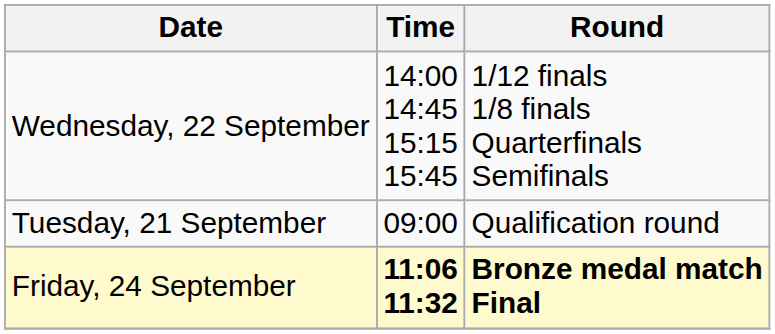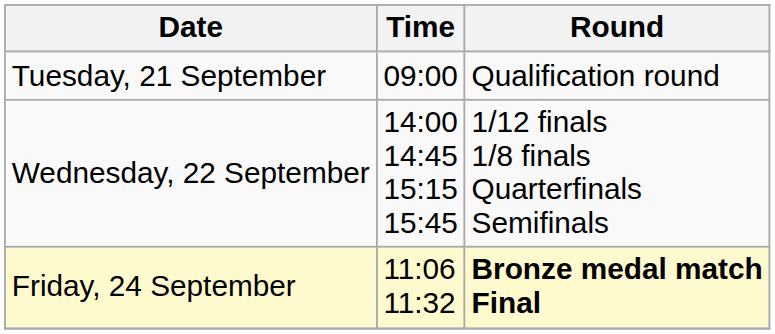rows swapped: (169, 222) <-> (191, 125)
(421, 286) bold -> (420, 286) normal
